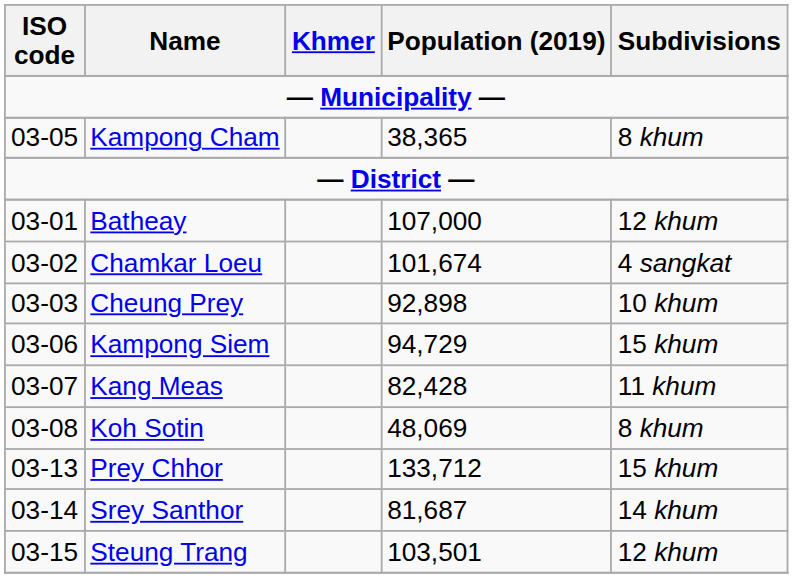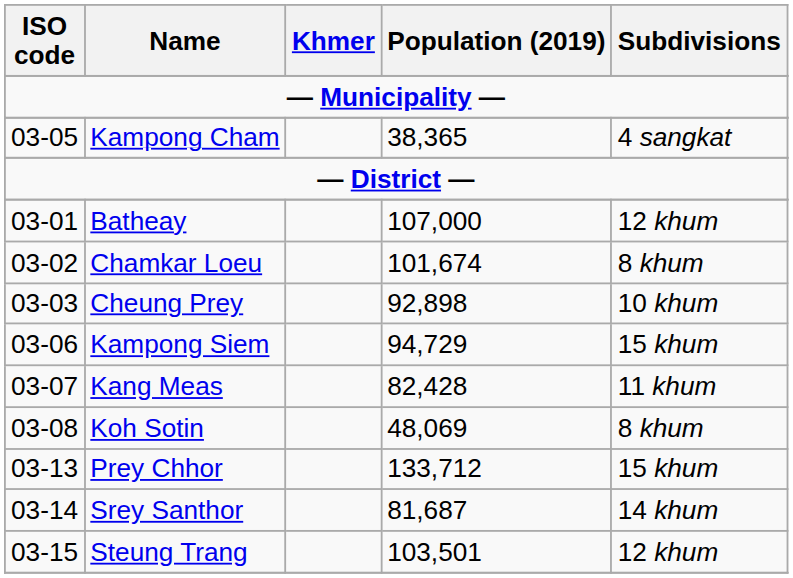(661, 138) 8 khum -> (675, 138) 4 sangkat
(675, 262) 4 sangkat -> (661, 262) 8 khum
